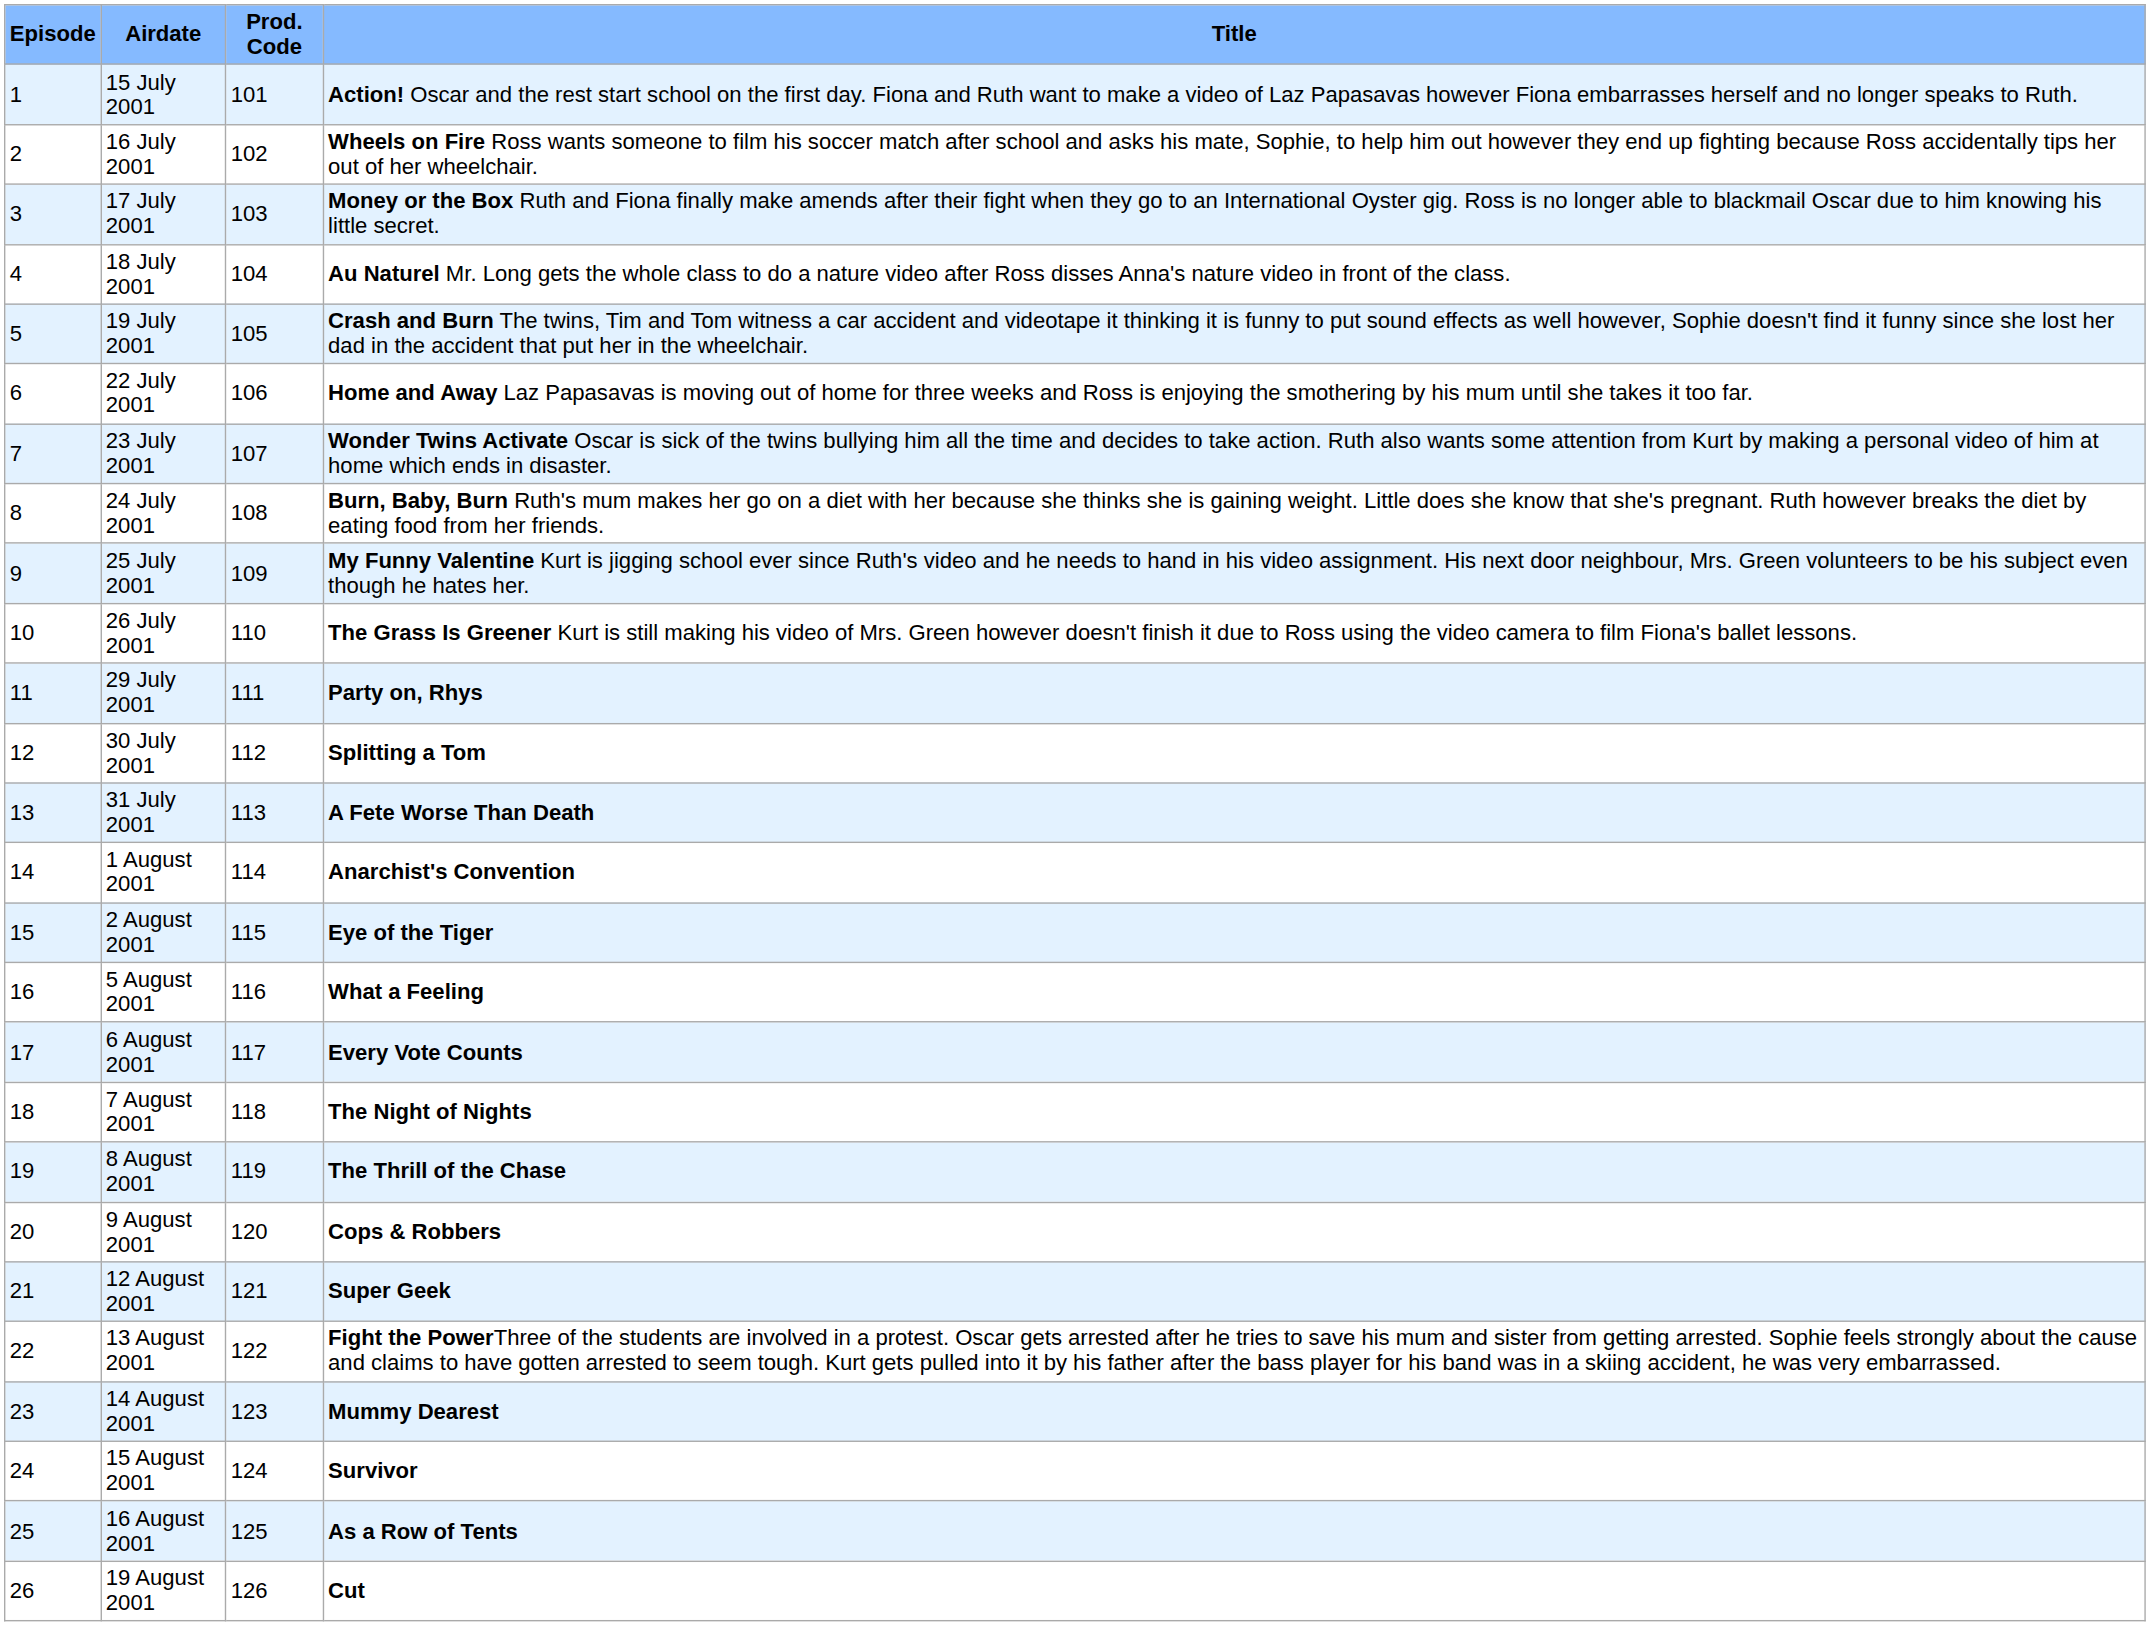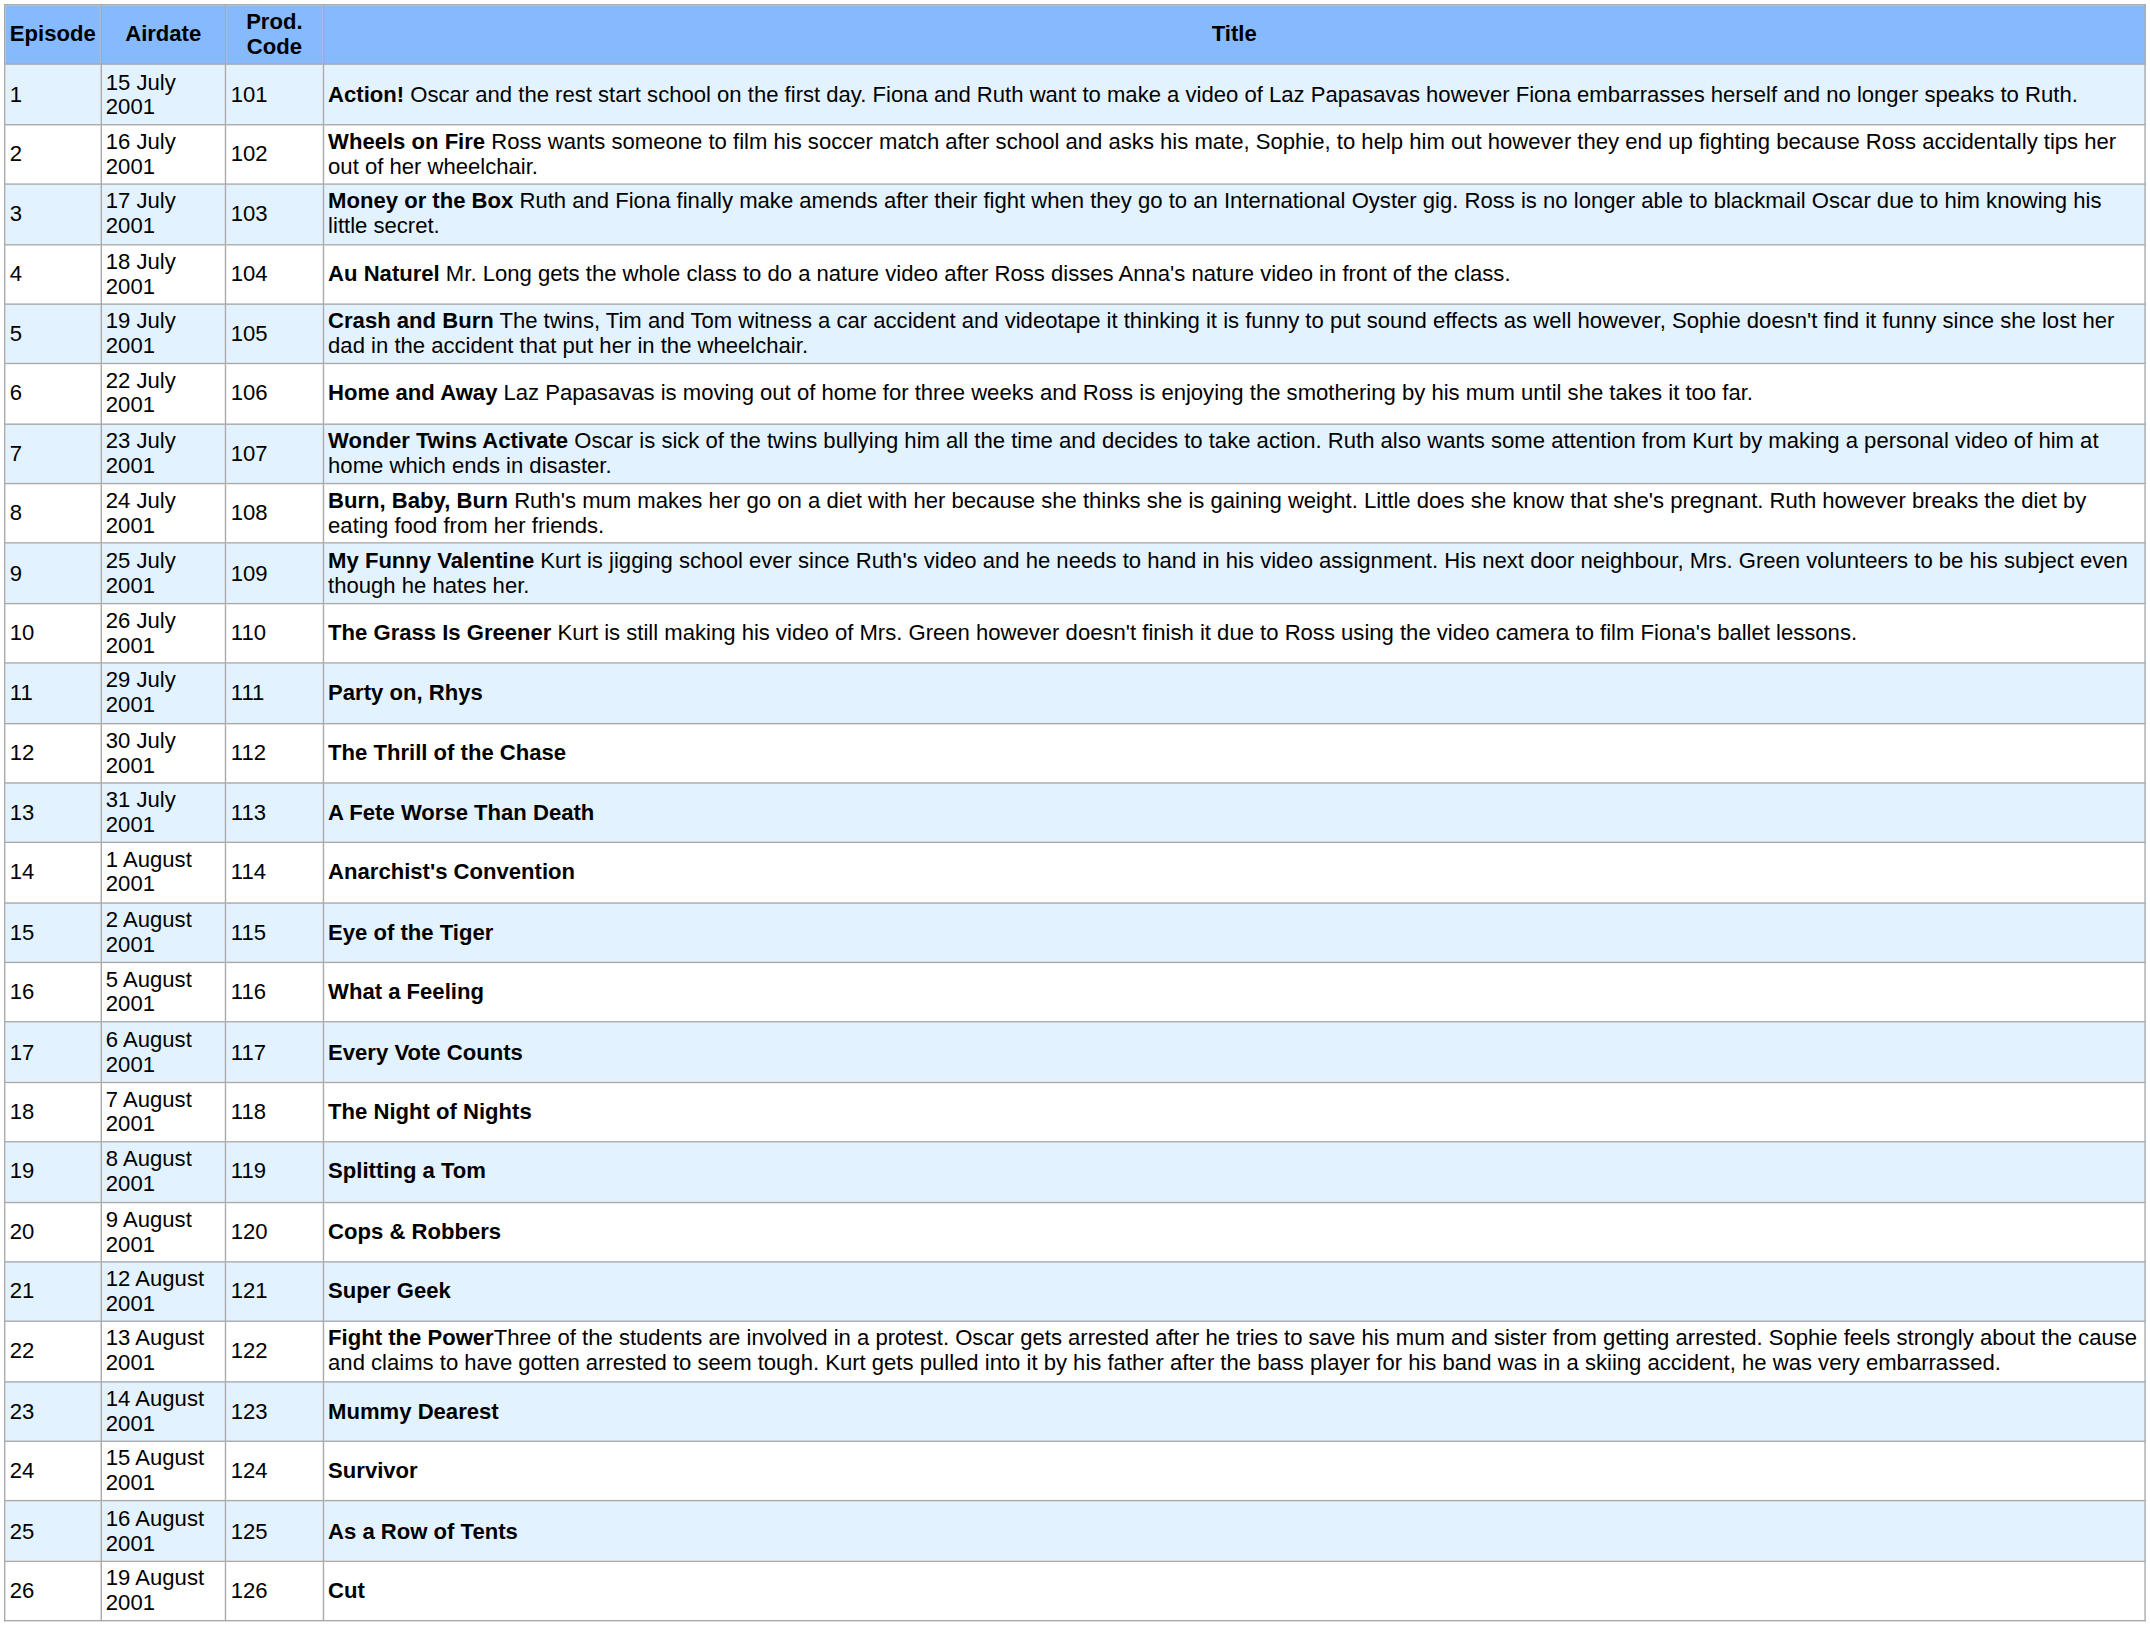(407, 752) Splitting a Tom -> (447, 752) The Thrill of the Chase
(447, 1171) The Thrill of the Chase -> (407, 1171) Splitting a Tom
